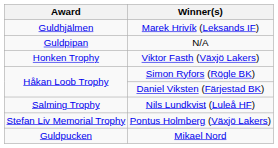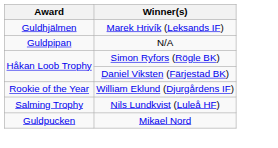- row: (200, 58)
+ row: (165, 89)
- row: (200, 120)
